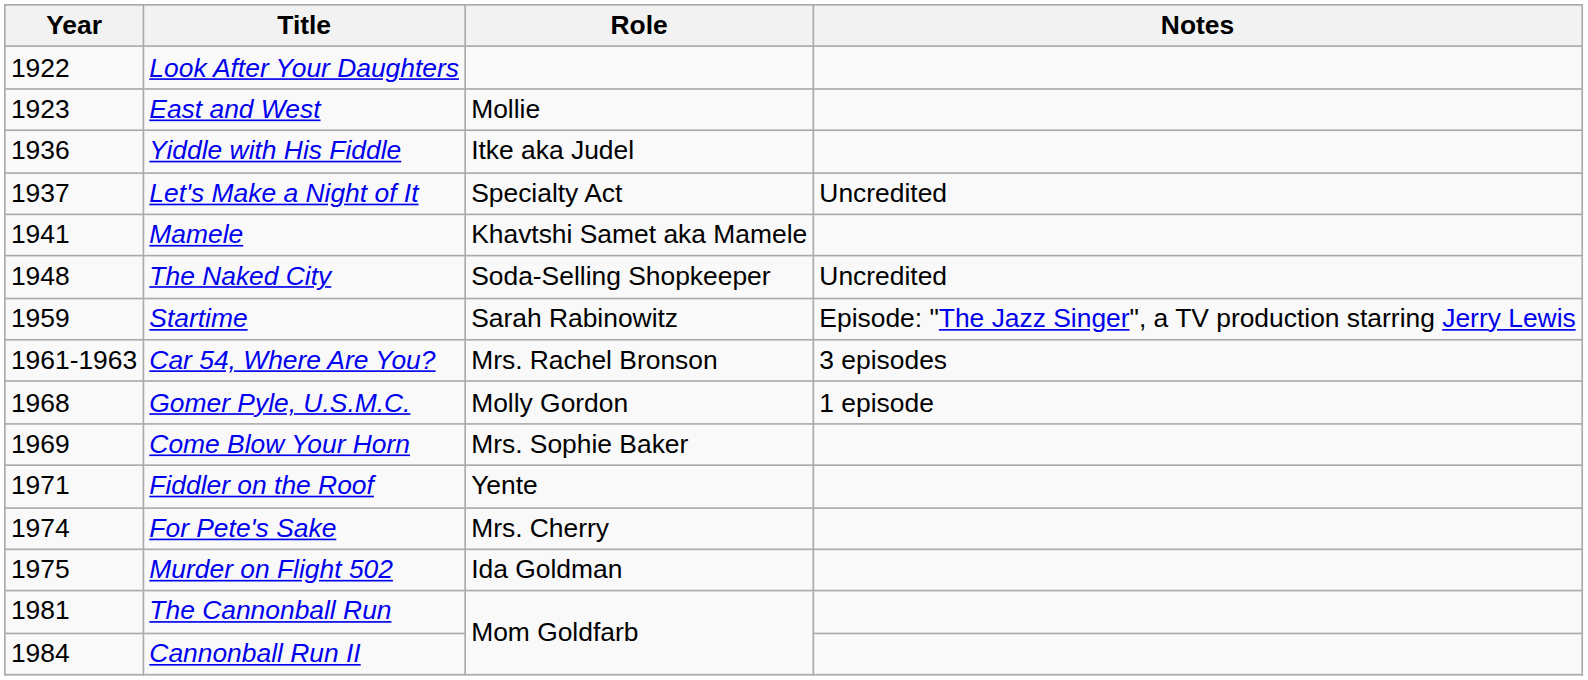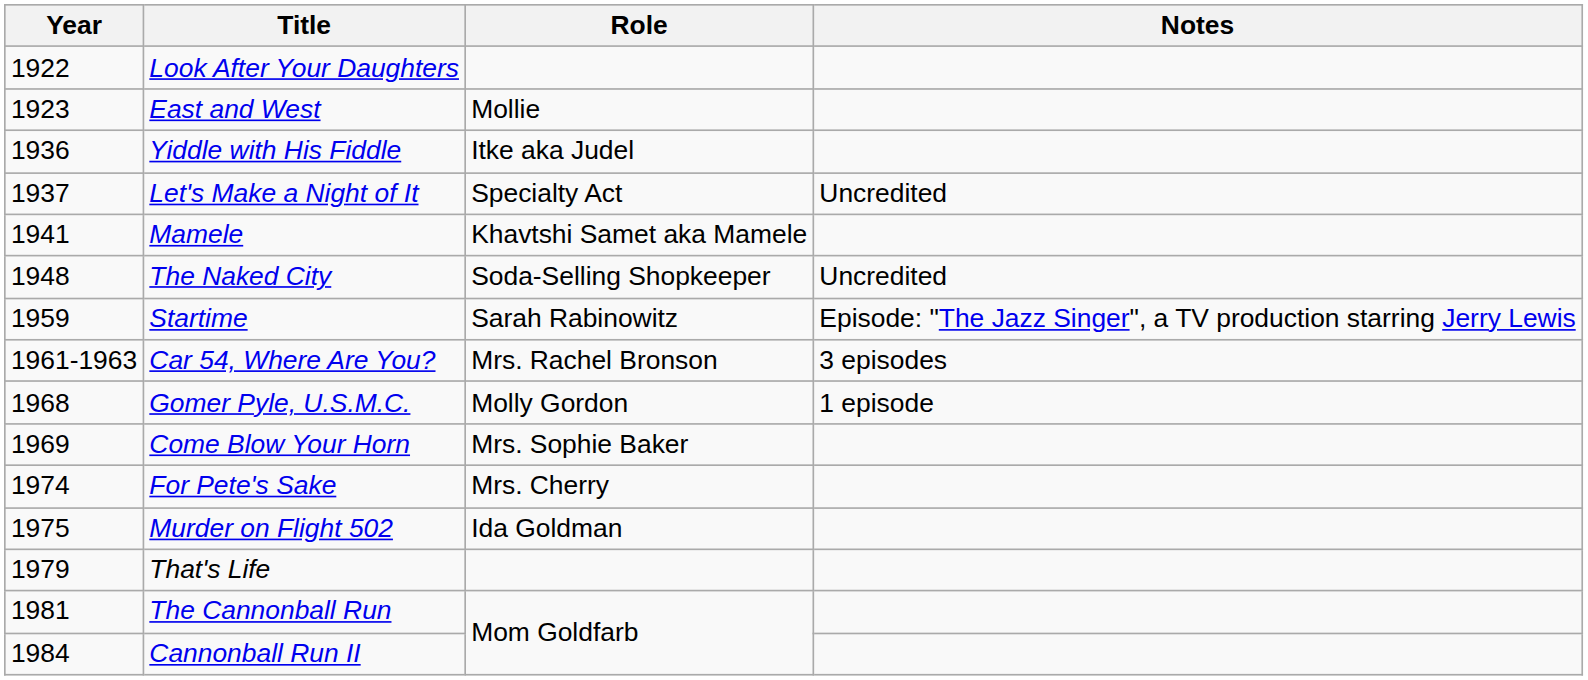- row: (262, 485)
+ row: (210, 569)
